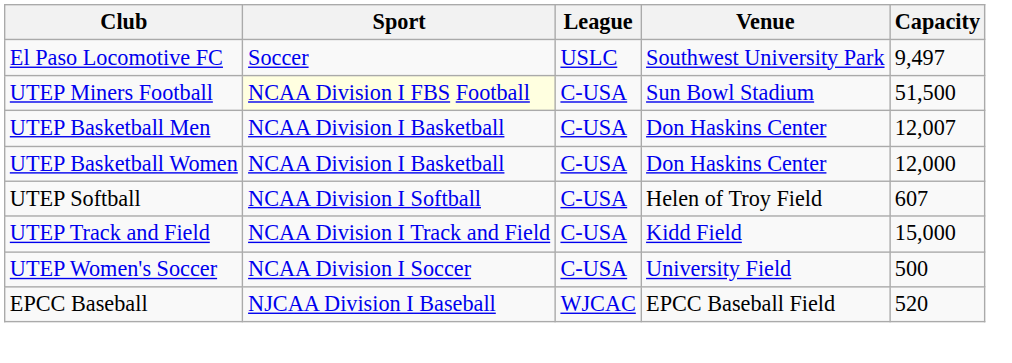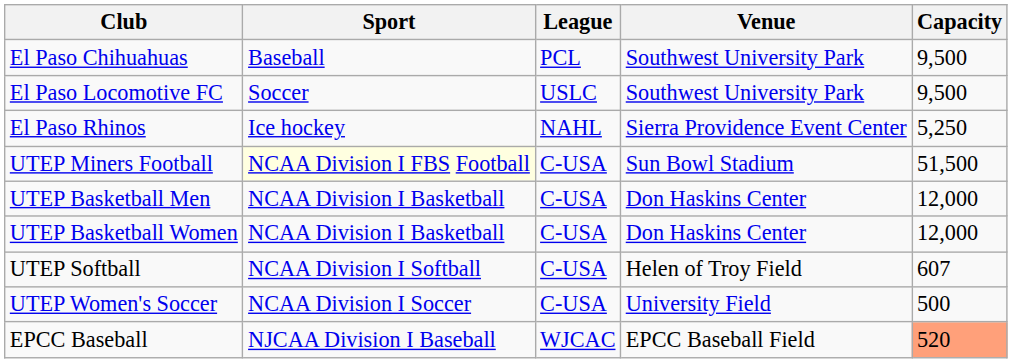+ row: (99, 57)
(920, 57) 9,497 -> (942, 92) 9,500
+ row: (78, 127)
(925, 127) 12,007 -> (948, 198) 12,000
- row: (110, 233)
(911, 304) no background -> (934, 339) lightsalmon background
